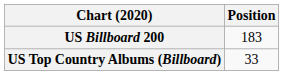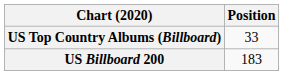rows swapped: (114, 37) <-> (114, 59)
